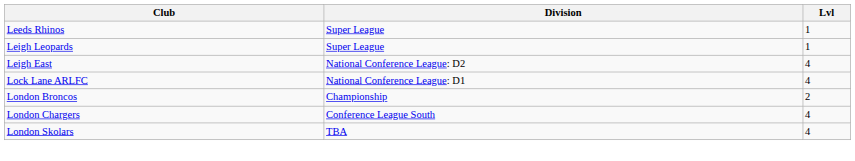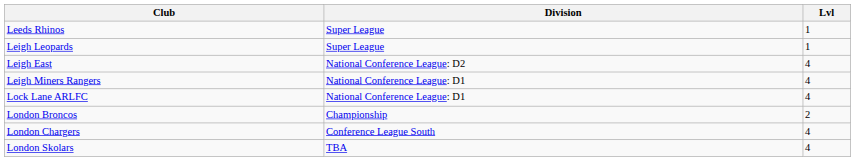+ row: (54, 80)
